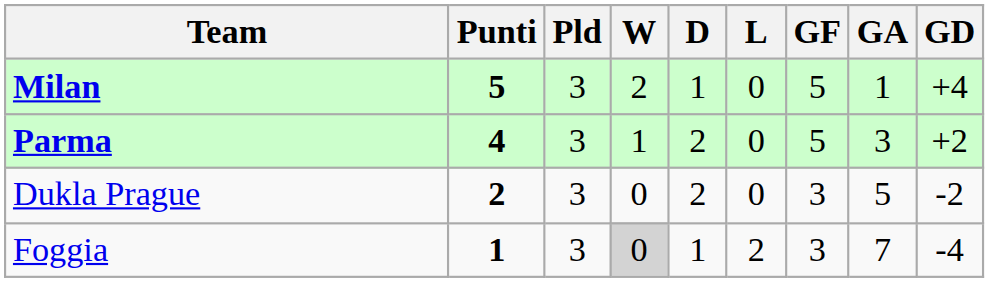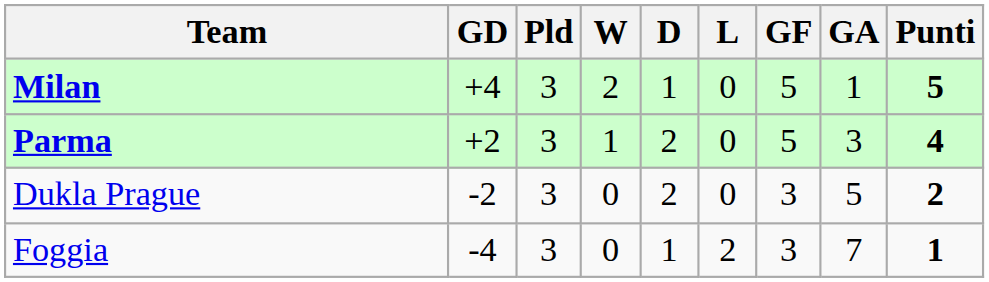columns swapped: (497, 31) <-> (950, 31)
(639, 248) lightgrey background -> (611, 248) no background
